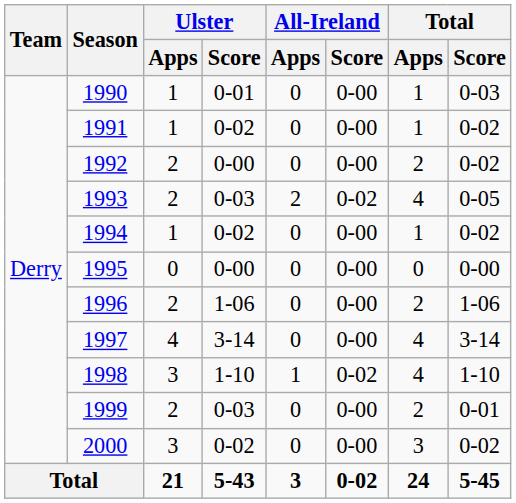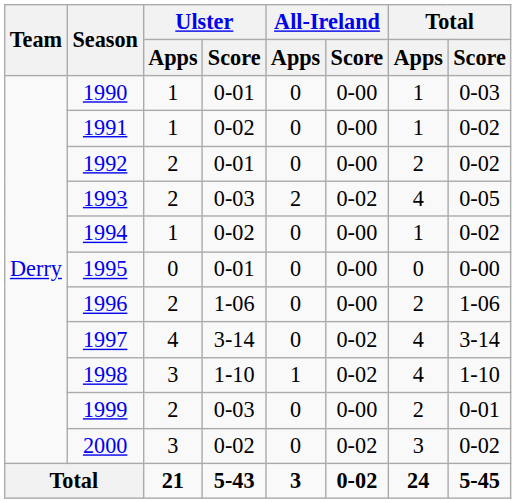(234, 163) 0-00 -> (234, 163) 0-01
(234, 269) 0-00 -> (234, 269) 0-01
(357, 339) 0-00 -> (357, 339) 0-02
(357, 445) 0-00 -> (357, 445) 0-02
